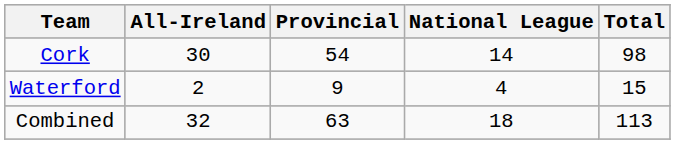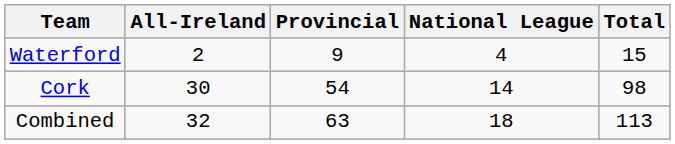rows swapped: (65, 55) <-> (65, 88)
